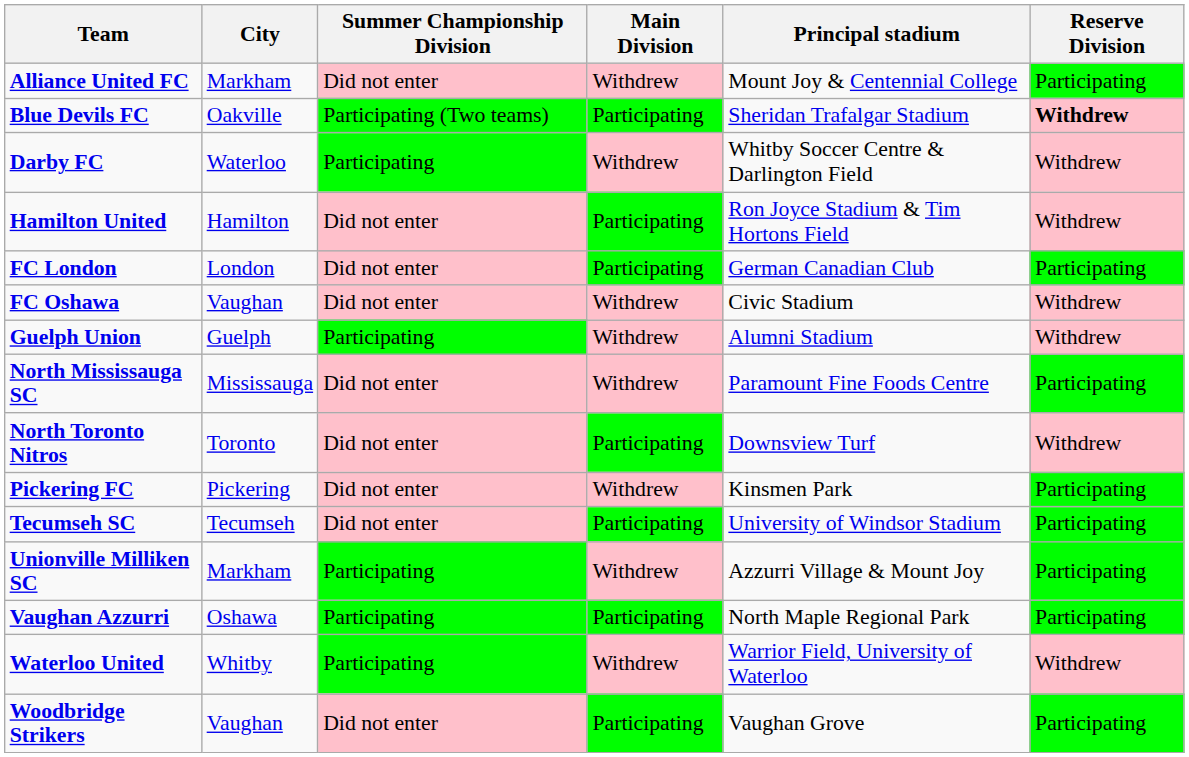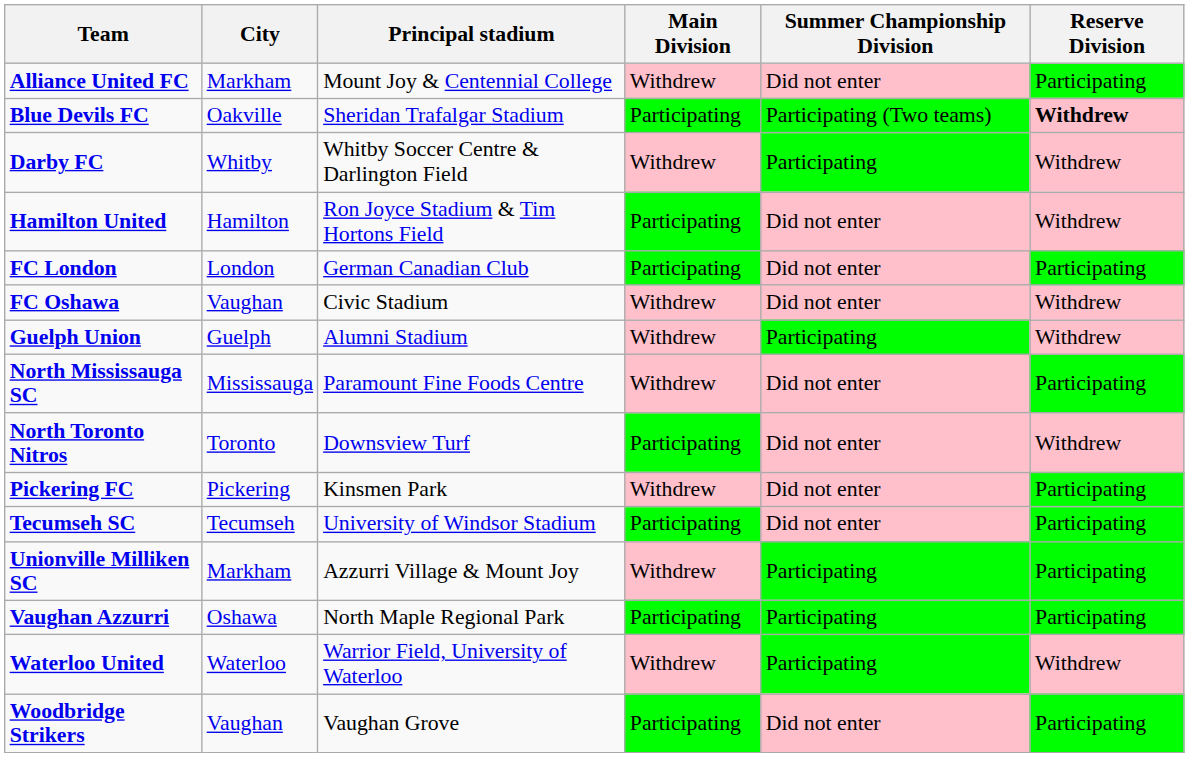columns swapped: (877, 33) <-> (453, 33)
(246, 162) Waterloo -> (239, 162) Whitby
(239, 664) Whitby -> (246, 664) Waterloo
